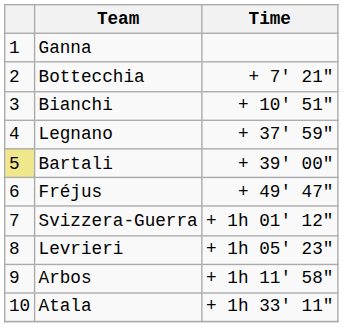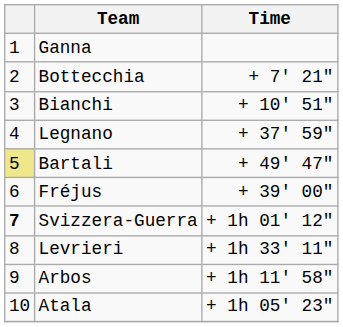(286, 163) + 39' 00" -> (286, 163) + 49' 47"
(286, 192) + 49' 47" -> (286, 192) + 39' 00"
(14, 221) normal -> (14, 221) bold
(270, 250) + 1h 05' 23" -> (270, 250) + 1h 33' 11"
(270, 307) + 1h 33' 11" -> (270, 307) + 1h 05' 23"
